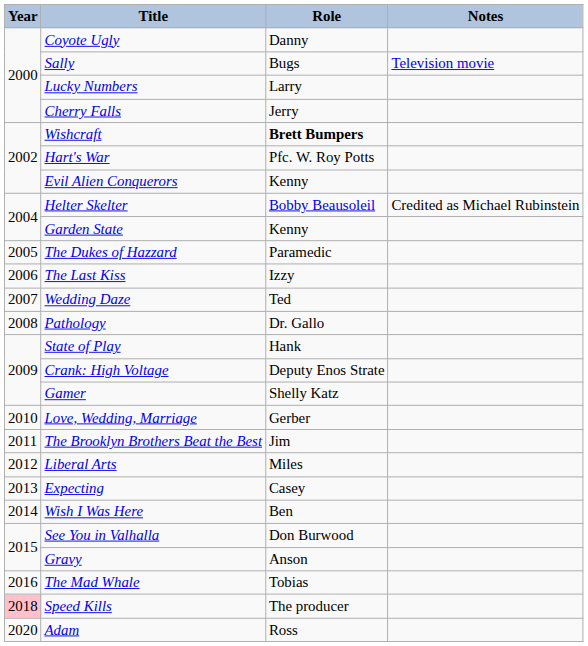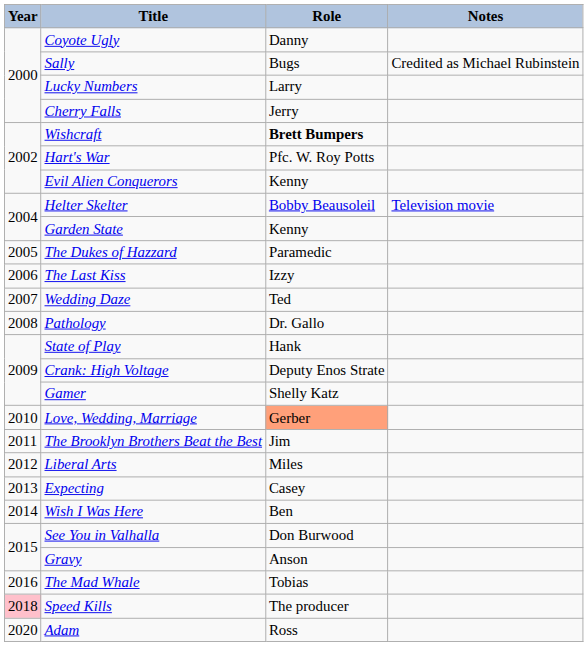(443, 63) Television movie -> (485, 63) Credited as Michael Rubinstein
(485, 205) Credited as Michael Rubinstein -> (443, 205) Television movie
(290, 417) no background -> (290, 417) lightsalmon background
